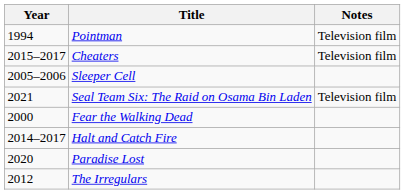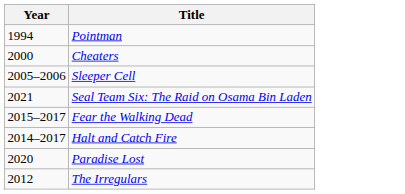- column: (357, 14)
(37, 55) 2015–2017 -> (20, 55) 2000
(20, 117) 2000 -> (37, 117) 2015–2017
